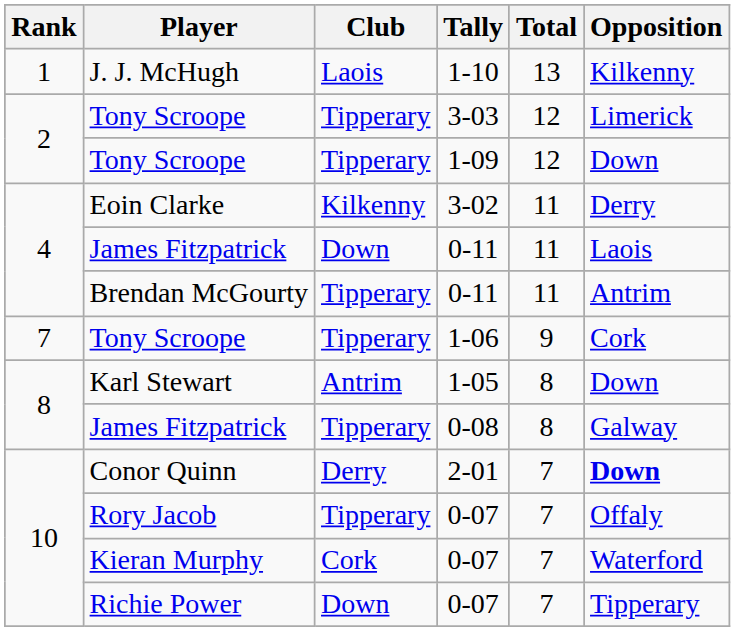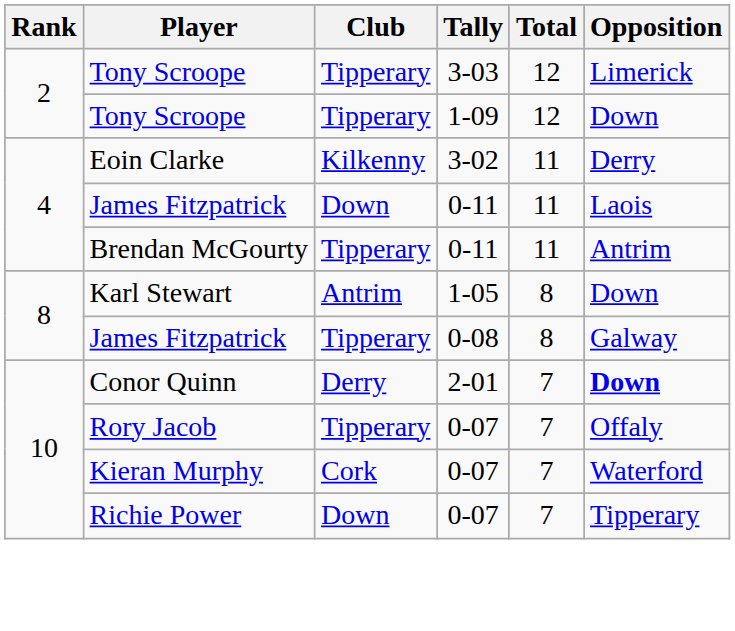- row: (164, 71)
- row: (168, 337)
